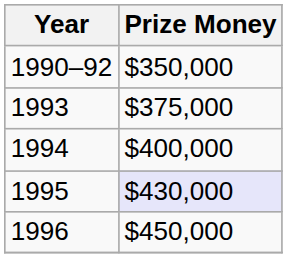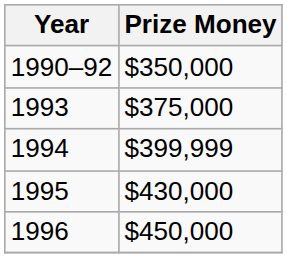(179, 149) $400,000 -> (179, 149) $399,999
(179, 190) lavender background -> (179, 190) no background
